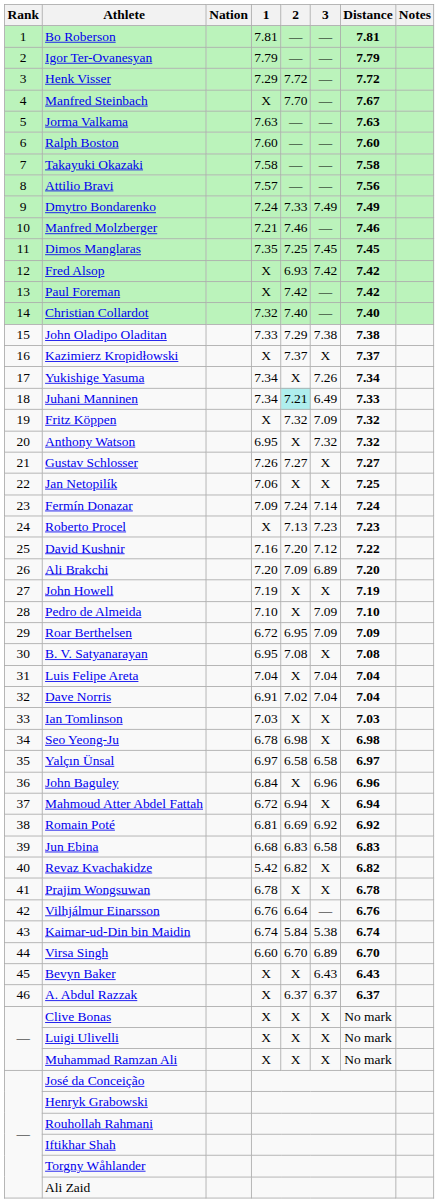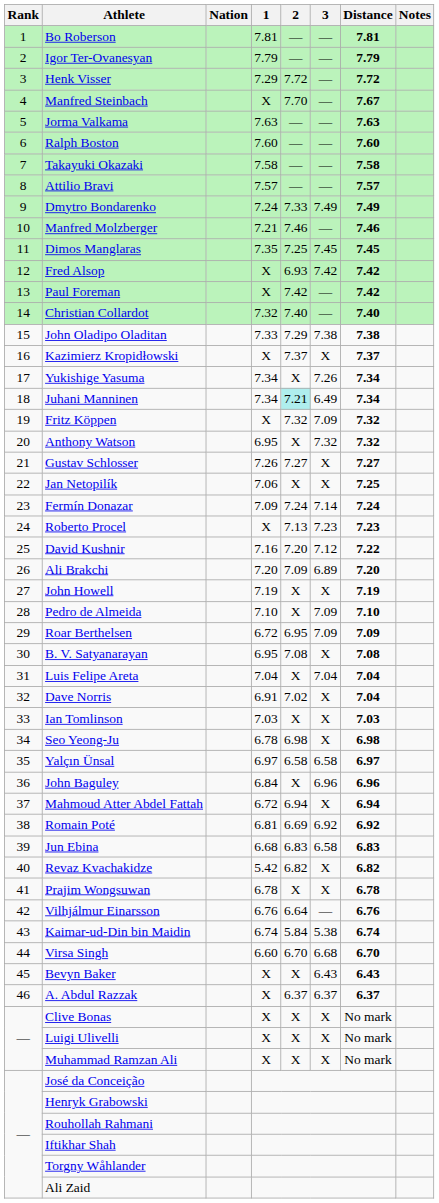(368, 185) 7.56 -> (368, 185) 7.57
(368, 398) 7.33 -> (368, 398) 7.34
(325, 697) 7.04 -> (325, 697) X
(325, 953) 6.89 -> (325, 953) 6.68
